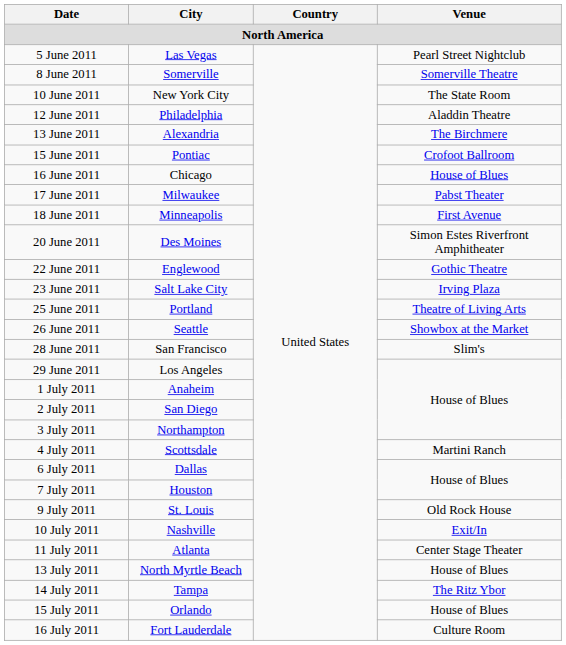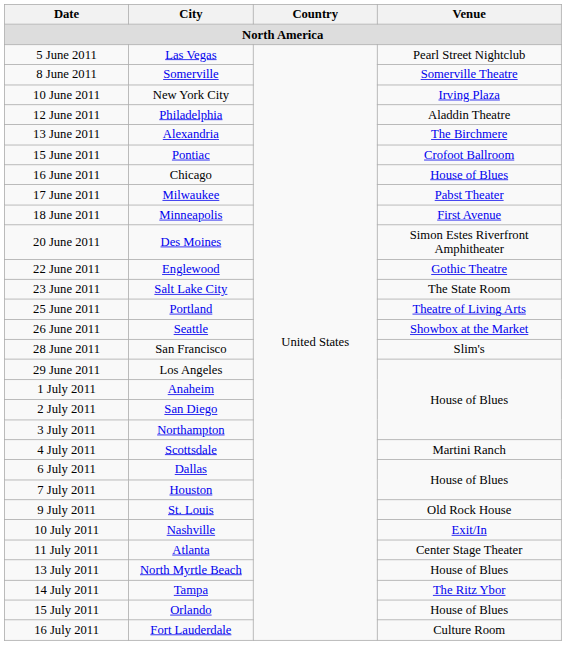(469, 94) The State Room -> (469, 94) Irving Plaza
(469, 289) Irving Plaza -> (469, 289) The State Room
